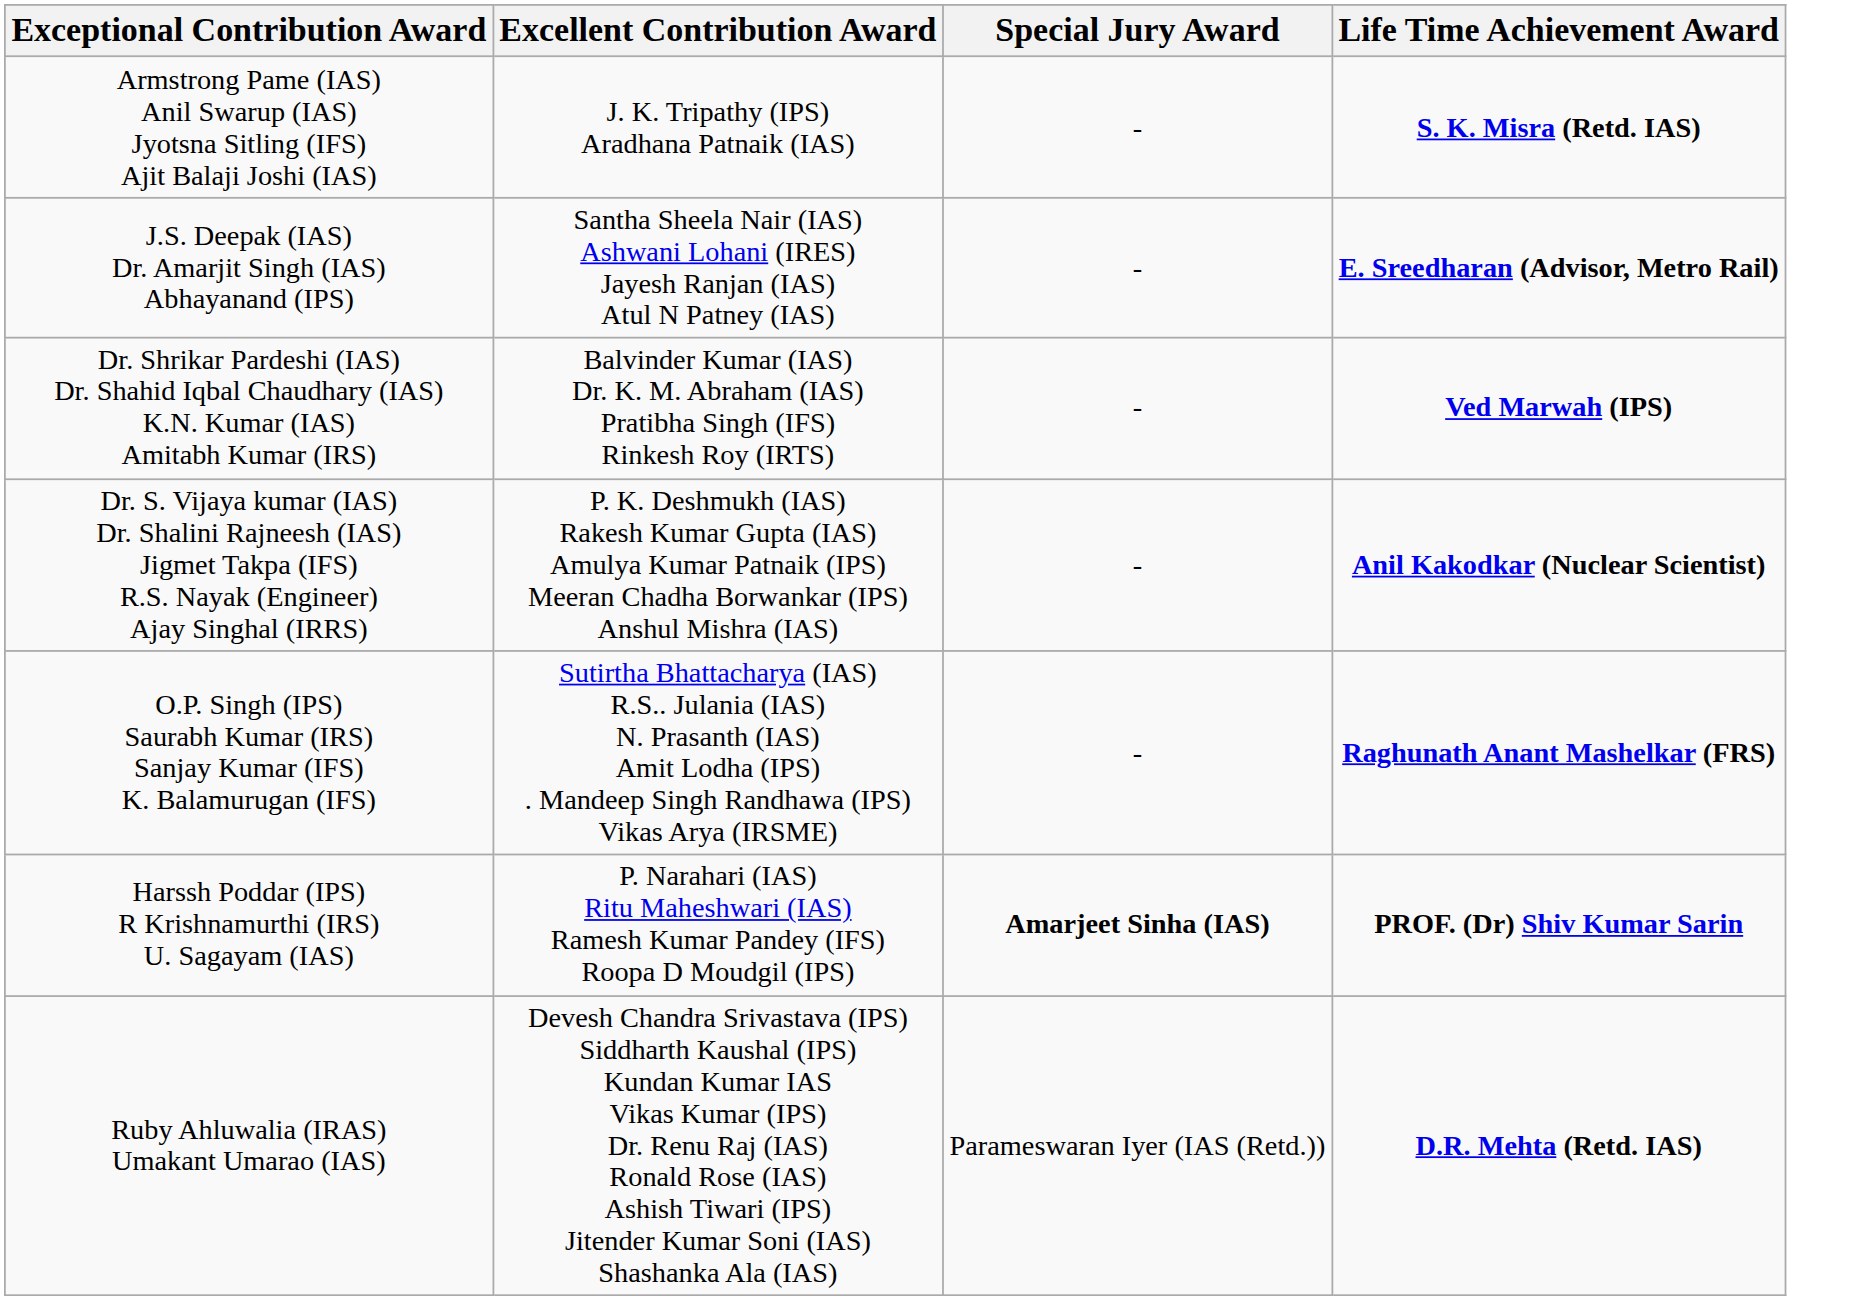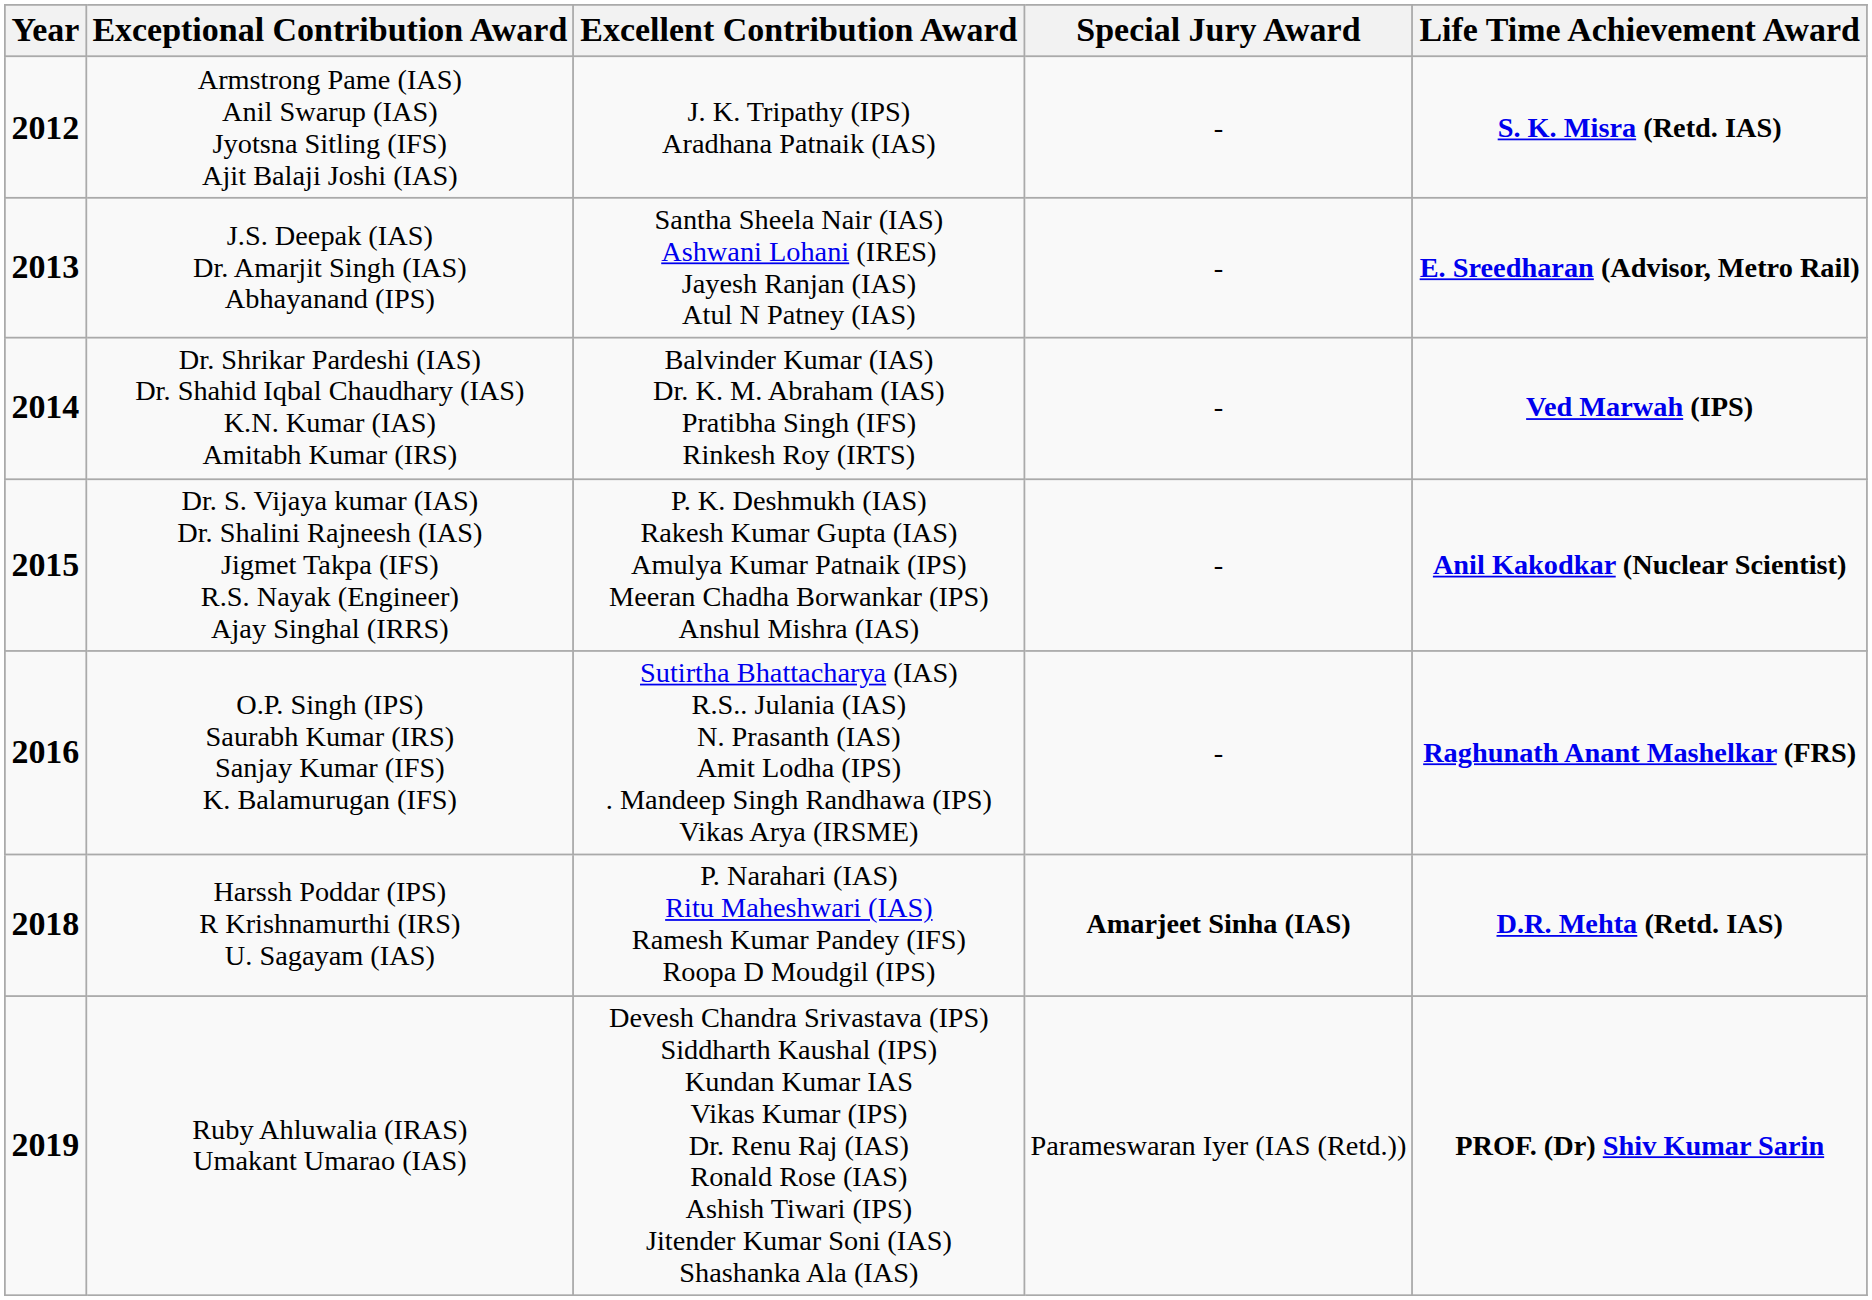+ column: (45, 30)
(1559, 924) PROF. (Dr) Shiv Kumar Sarin -> (1640, 924) D.R. Mehta (Retd. IAS)
(1559, 1144) D.R. Mehta (Retd. IAS) -> (1640, 1144) PROF. (Dr) Shiv Kumar Sarin
